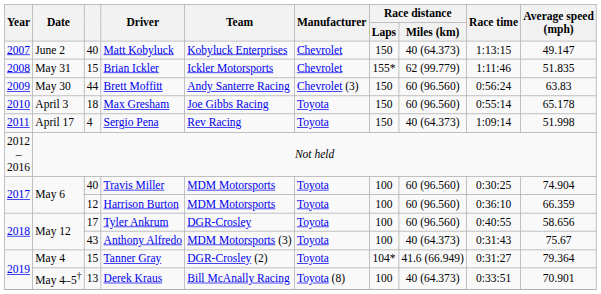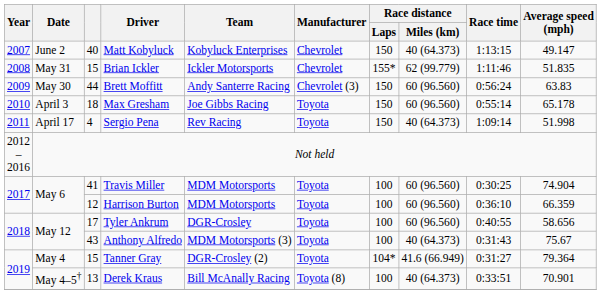(93, 185) 40 -> (93, 185) 41
